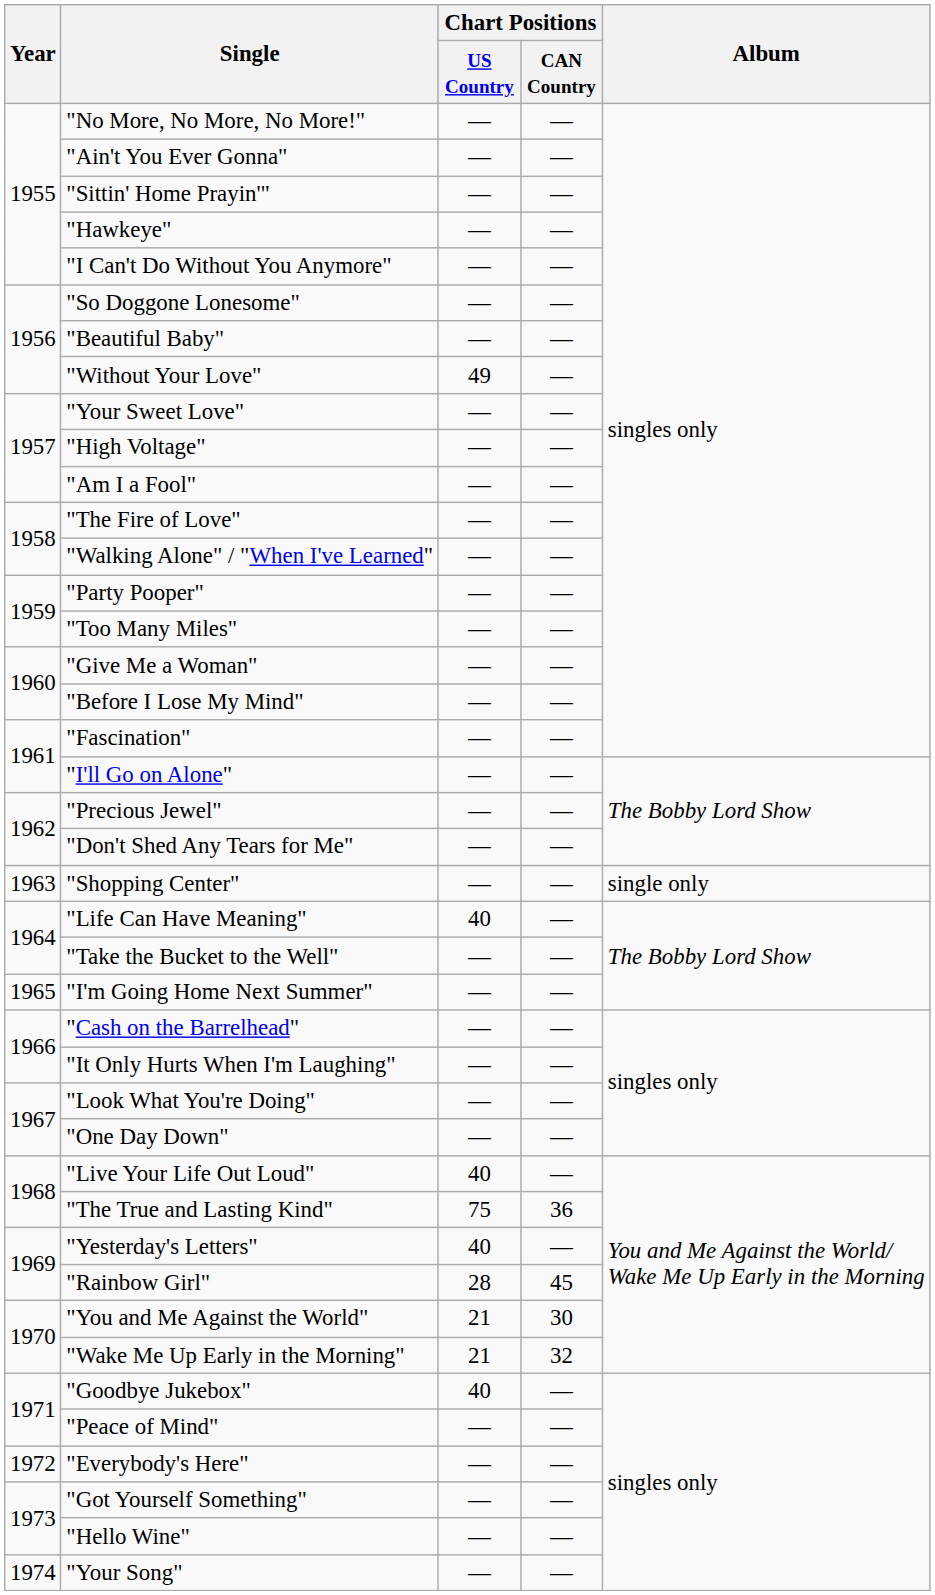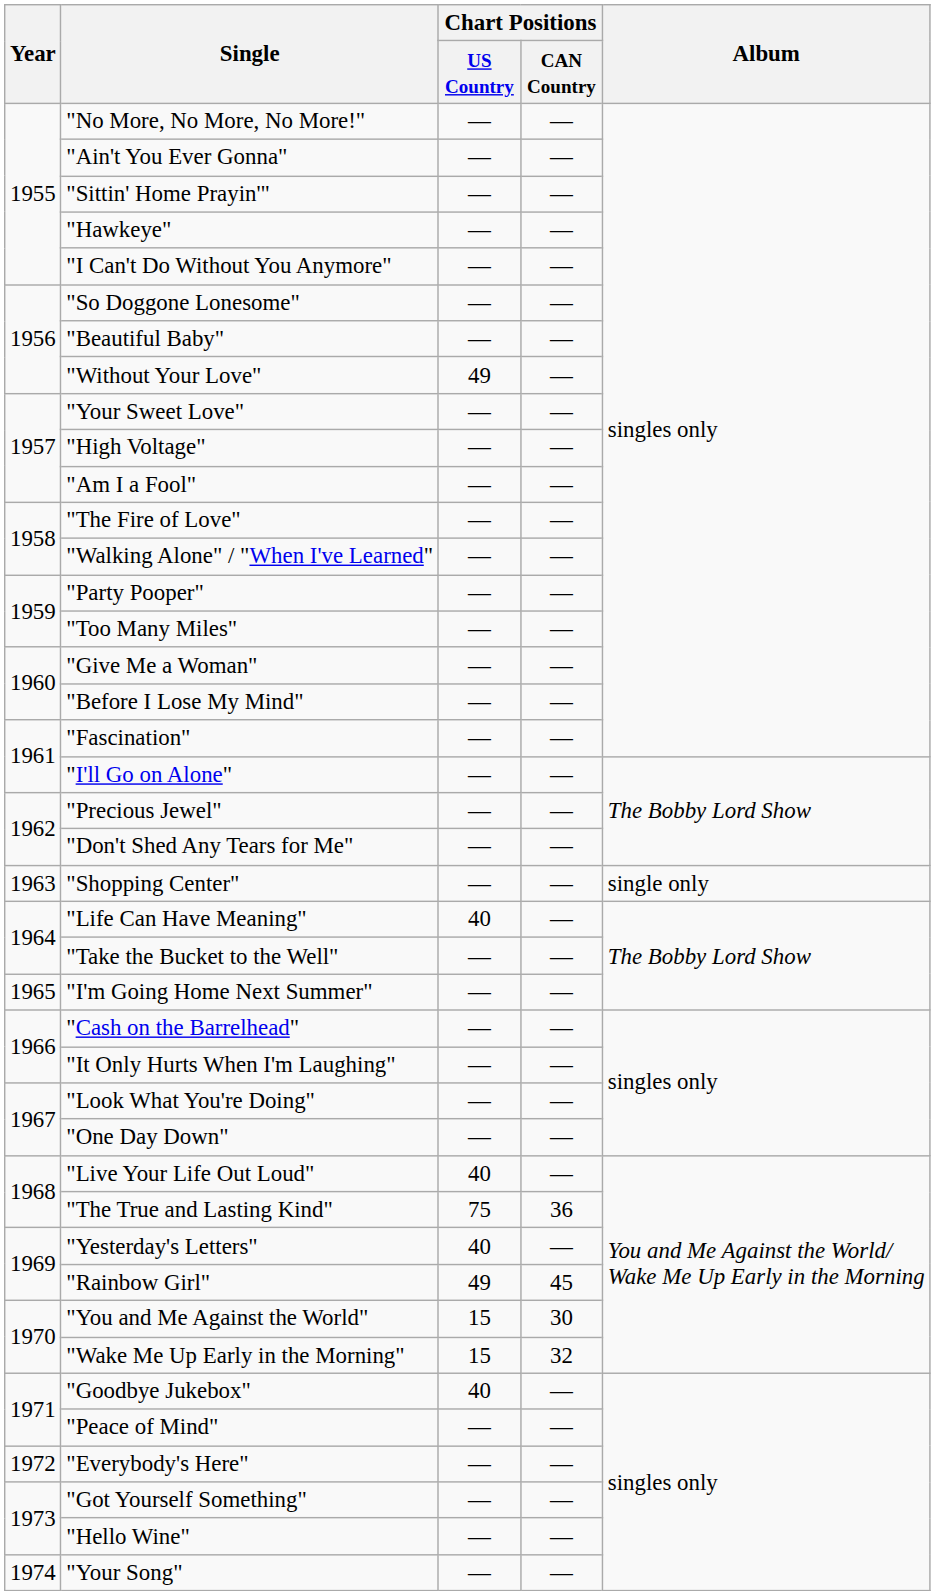(479, 1282) 28 -> (479, 1282) 49
(479, 1318) 21 -> (479, 1318) 15
(479, 1354) 21 -> (479, 1354) 15
